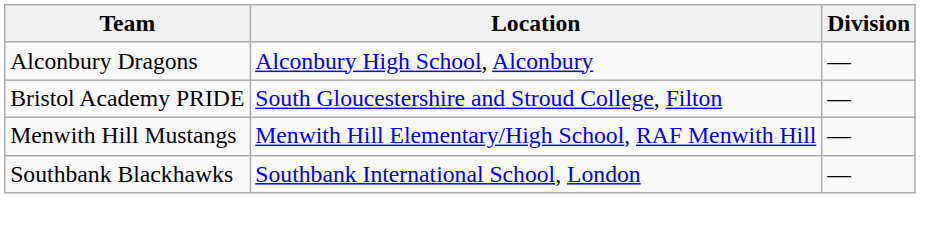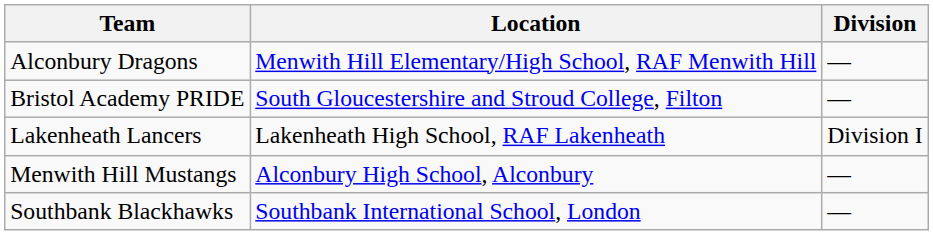(424, 60) Alconbury High School, Alconbury -> (536, 60) Menwith Hill Elementary/High School, RAF Menwith Hill
+ row: (106, 135)
(536, 135) Menwith Hill Elementary/High School, RAF Menwith Hill -> (424, 173) Alconbury High School, Alconbury
